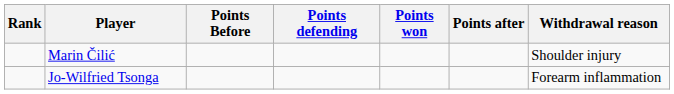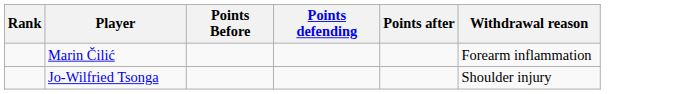- column: (414, 24)
(576, 54) Shoulder injury -> (527, 54) Forearm inflammation
(596, 77) Forearm inflammation -> (507, 77) Shoulder injury
